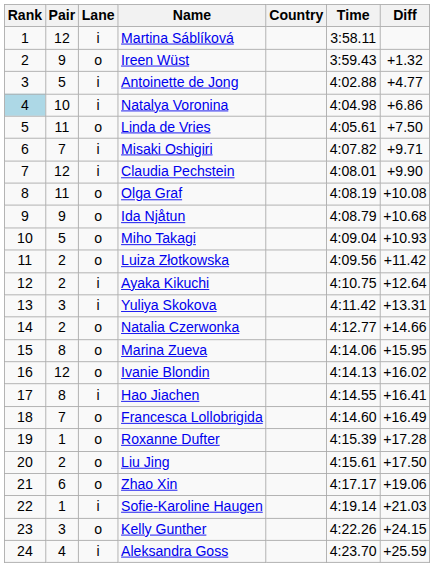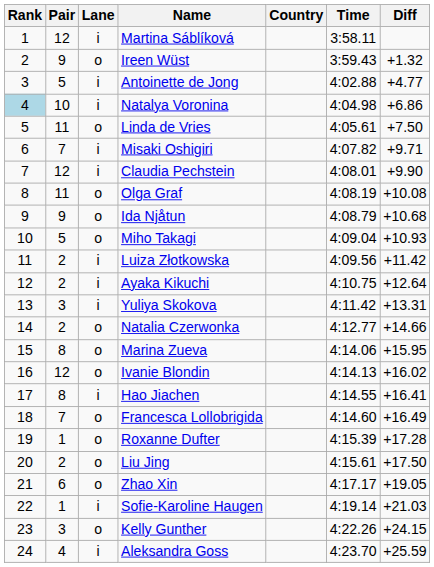(98, 261) o -> (98, 261) i
(405, 484) +19.06 -> (405, 484) +19.05
